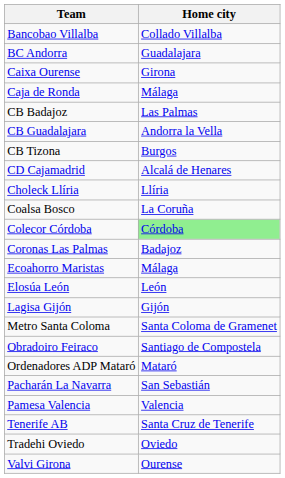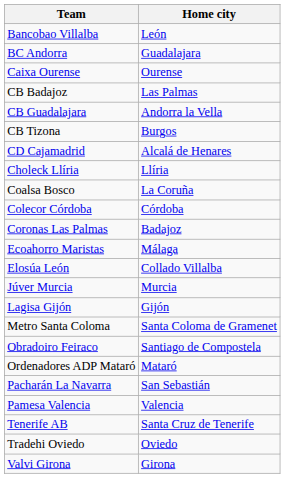(182, 33) Collado Villalba -> (154, 33) León
(158, 72) Girona -> (162, 72) Ourense
- row: (43, 92)
(162, 229) lightgreen background -> (162, 209) no background
(154, 287) León -> (182, 268) Collado Villalba
+ row: (40, 287)
(162, 463) Ourense -> (158, 463) Girona
